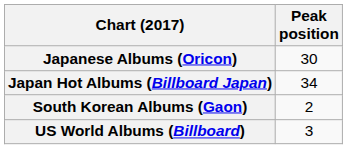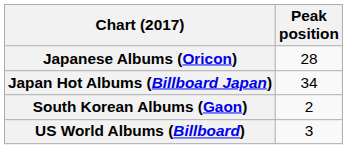(309, 58) 30 -> (309, 58) 28
